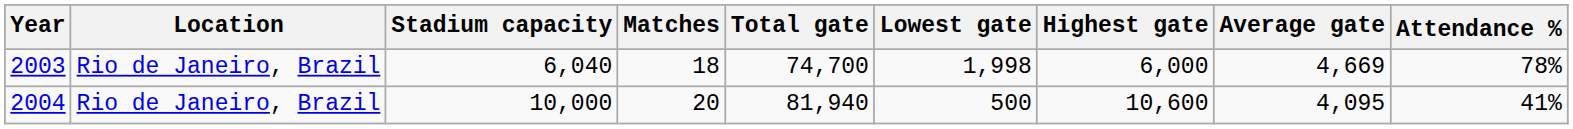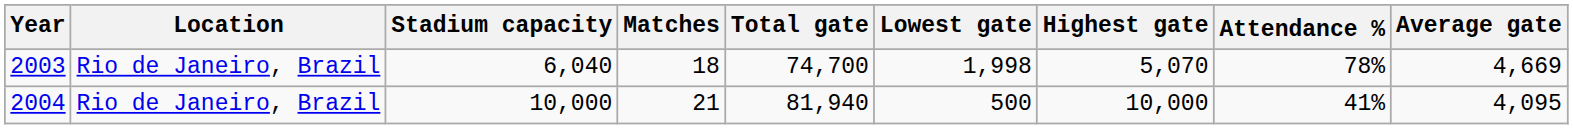columns swapped: (1302, 27) <-> (1479, 30)
(1174, 67) 6,000 -> (1174, 67) 5,070
(706, 105) 20 -> (706, 105) 21
(1167, 105) 10,600 -> (1167, 105) 10,000
